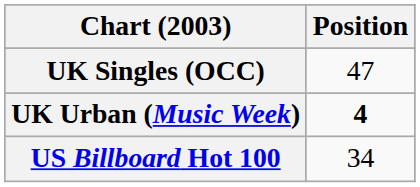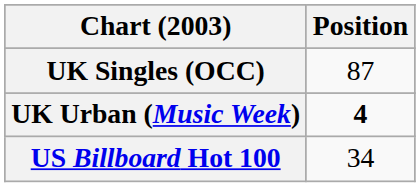(361, 70) 47 -> (361, 70) 87
